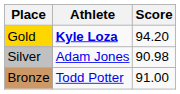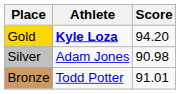(152, 78) 91.00 -> (152, 78) 91.01
